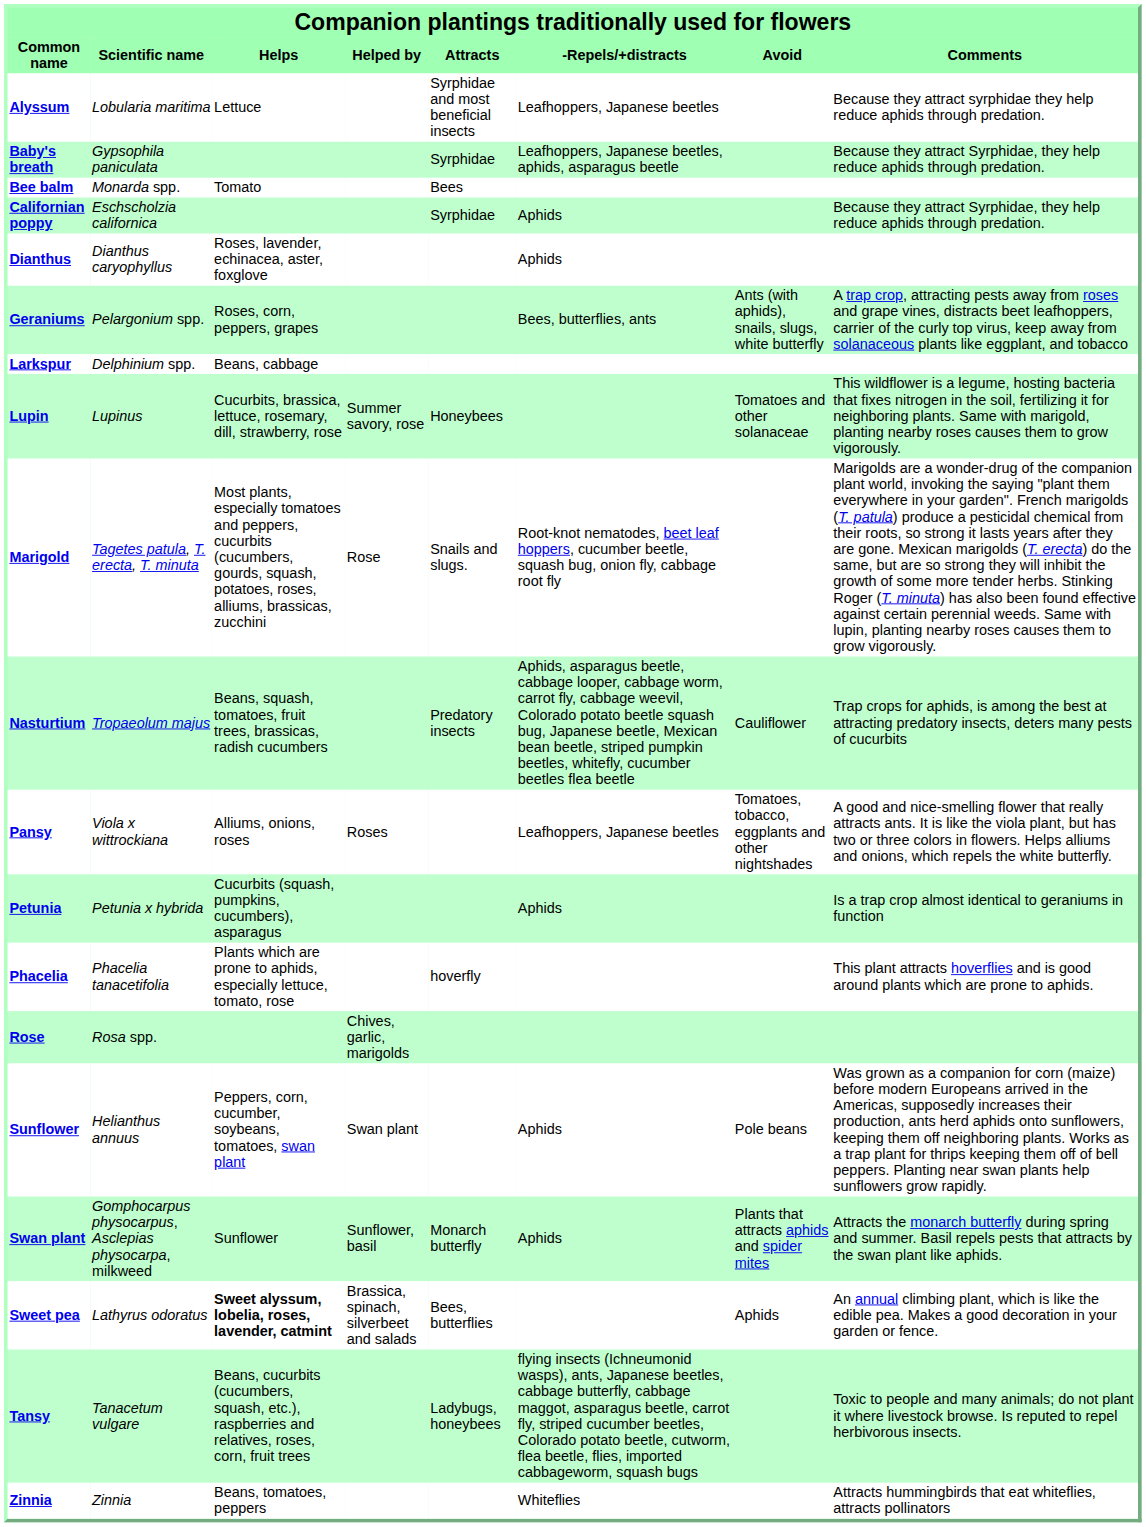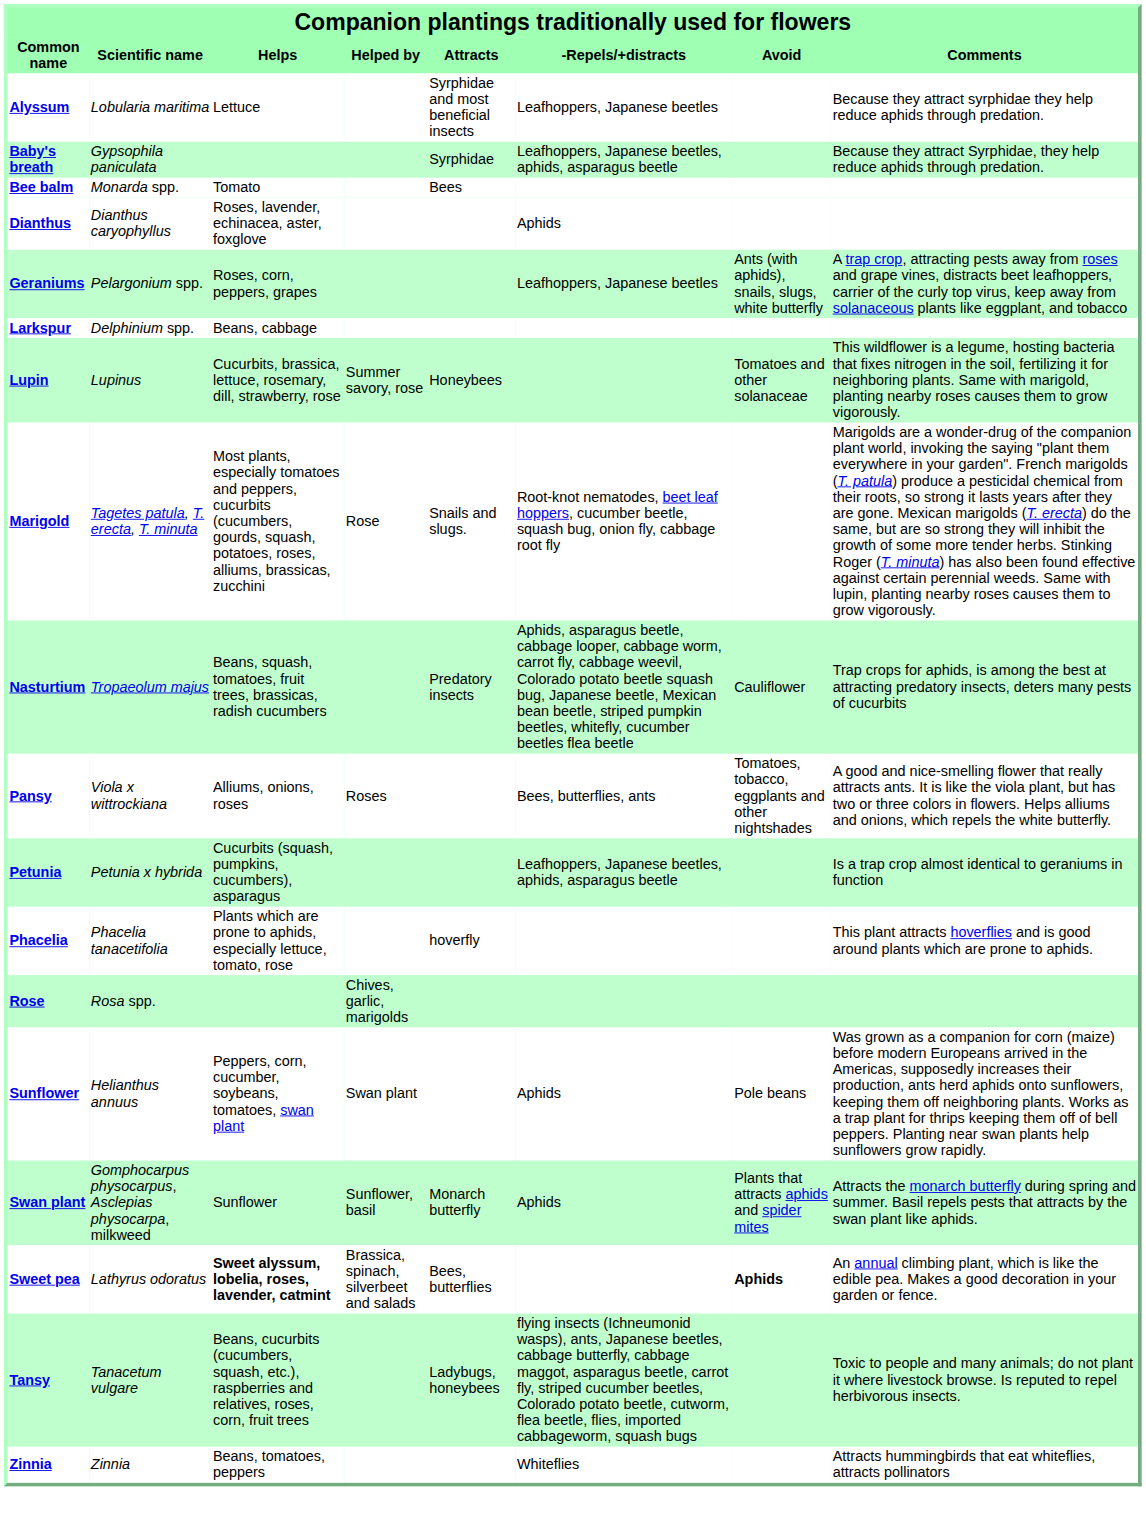- row: (47, 215)
(587, 319) Bees, butterflies, ants -> (617, 283) Leafhoppers, Japanese beetles
(618, 832) Leafhoppers, Japanese beetles -> (586, 796) Bees, butterflies, ants
(540, 908) Aphids -> (619, 872) Leafhoppers, Japanese beetles, aphids, asparagus beetle
(757, 1315) normal -> (759, 1279) bold
